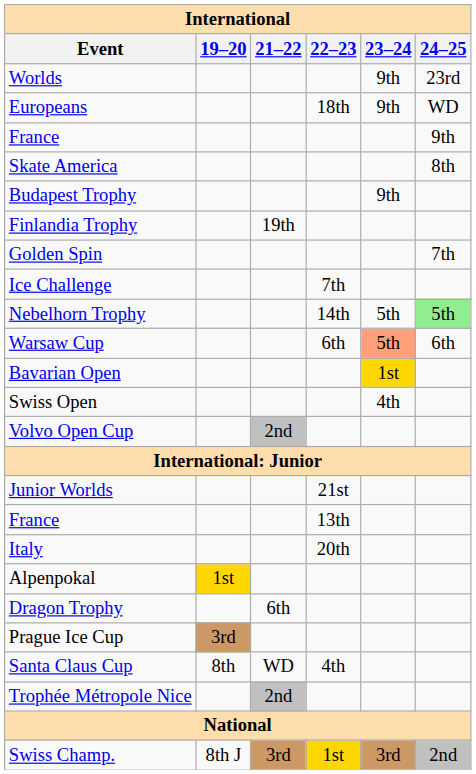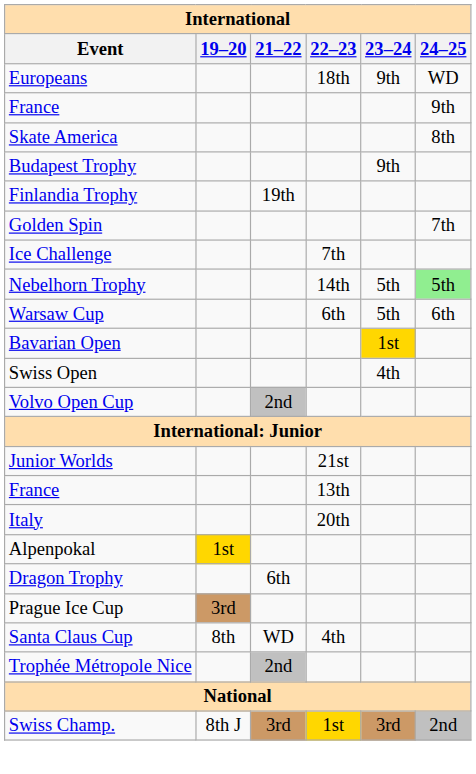- row: (35, 78)
(388, 343) lightsalmon background -> (388, 313) no background
